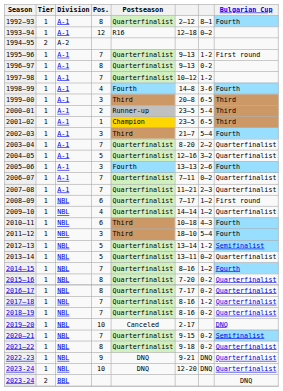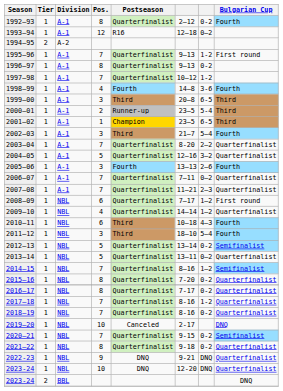(206, 21) 8–1 -> (206, 21) 0-2
(206, 246) 1-2 -> (206, 246) 0-2
(228, 268) Fourth -> (240, 268) Semifinalist
